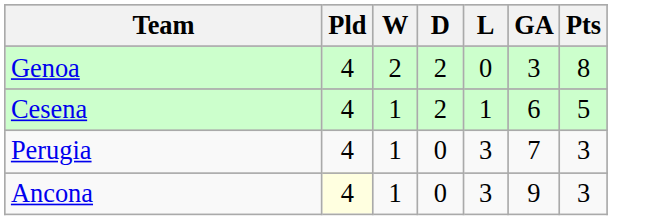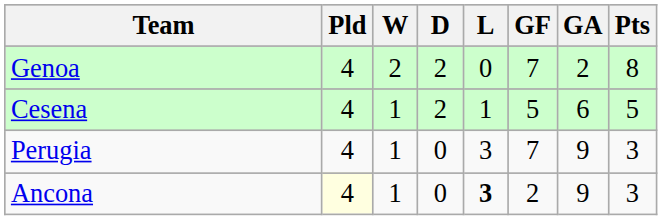+ column: (532, 25)
(534, 67) 3 -> (583, 67) 2
(534, 151) 7 -> (583, 151) 9
(485, 192) normal -> (485, 192) bold
